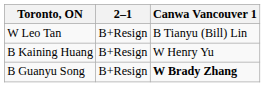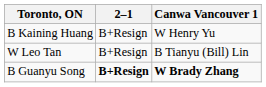rows swapped: (50, 52) <-> (34, 33)
(123, 71) normal -> (124, 71) bold
